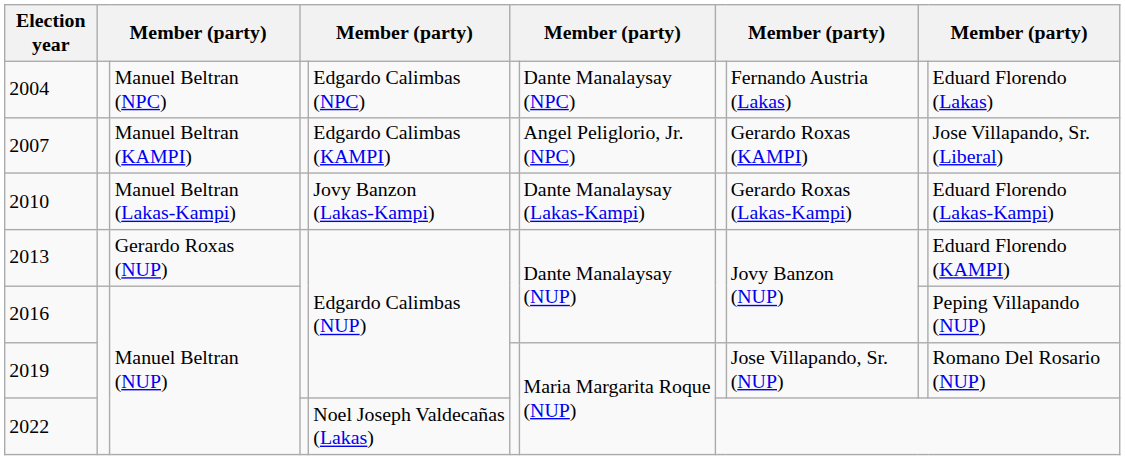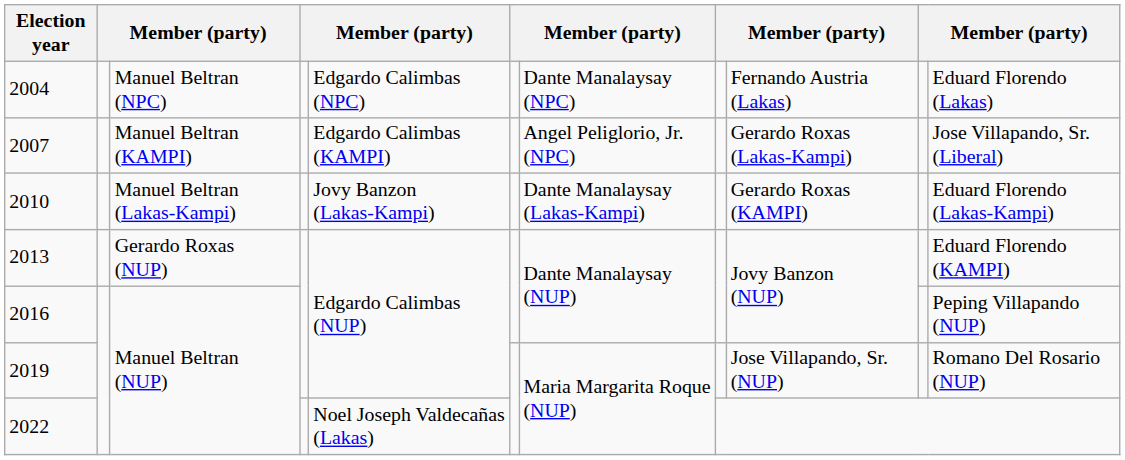(790, 145) Gerardo Roxas (KAMPI) -> (791, 145) Gerardo Roxas (Lakas-Kampi)
(791, 201) Gerardo Roxas (Lakas-Kampi) -> (790, 201) Gerardo Roxas (KAMPI)
